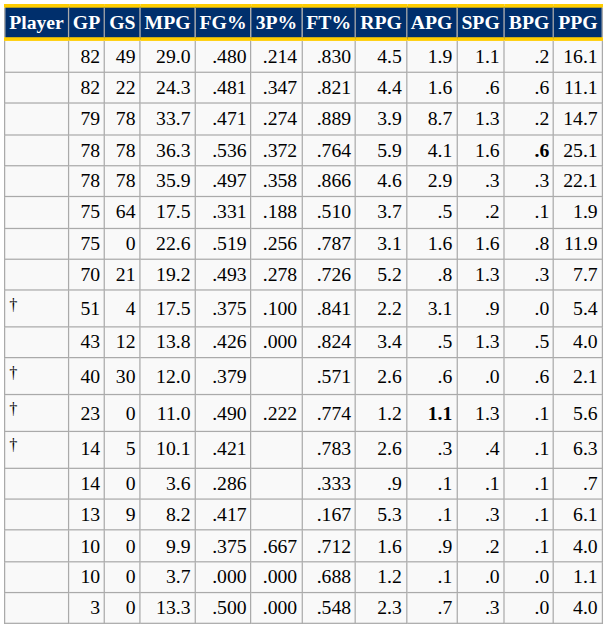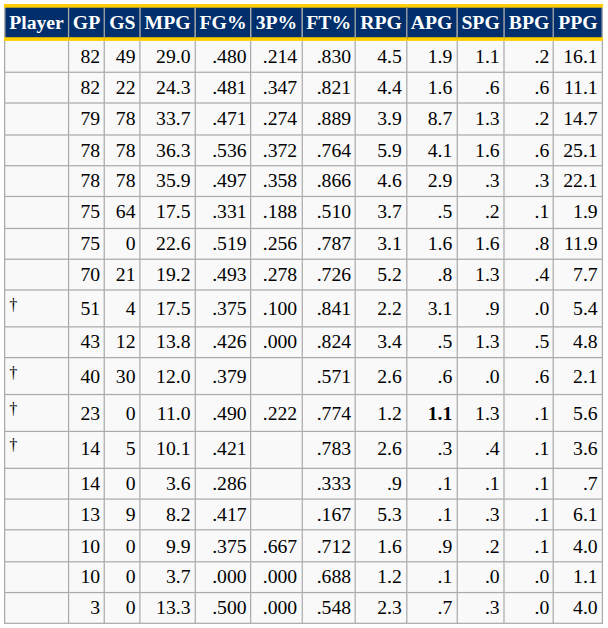(542, 149) bold -> (542, 149) normal
(542, 274) .3 -> (542, 274) .4
(585, 342) 4.0 -> (585, 342) 4.8
(585, 449) 6.3 -> (585, 449) 3.6
